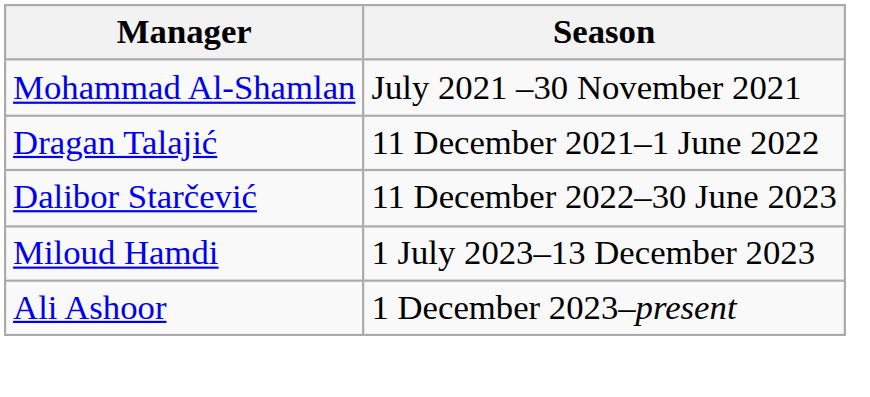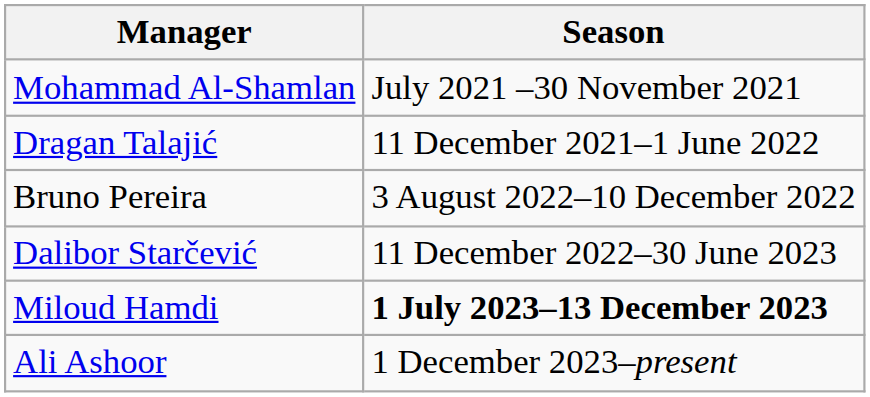+ row: (110, 197)
(593, 252) normal -> (600, 307) bold
